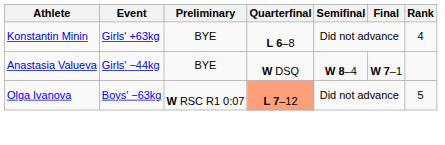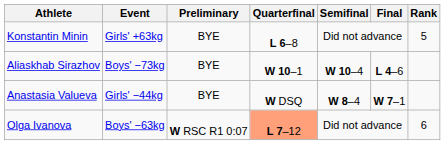(421, 37) 4 -> (424, 37) 5
+ row: (53, 66)
(421, 96) 5 -> (424, 125) 6
